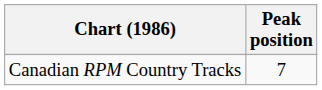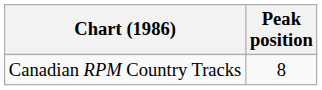(281, 69) 7 -> (281, 69) 8
